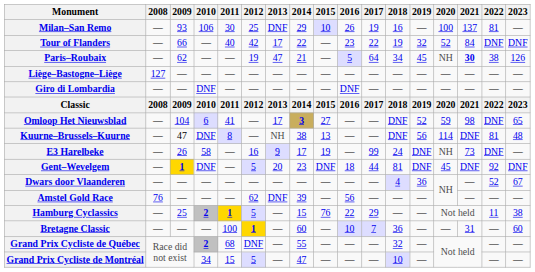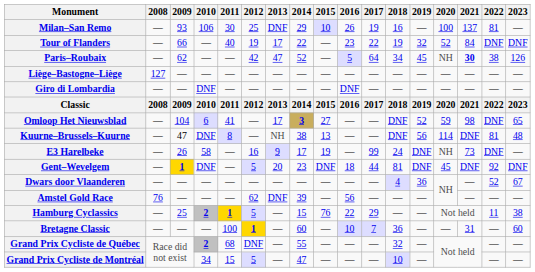(254, 43) 42 -> (254, 43) 19
(254, 58) 19 -> (254, 58) 42
(302, 58) 21 -> (302, 58) 52
